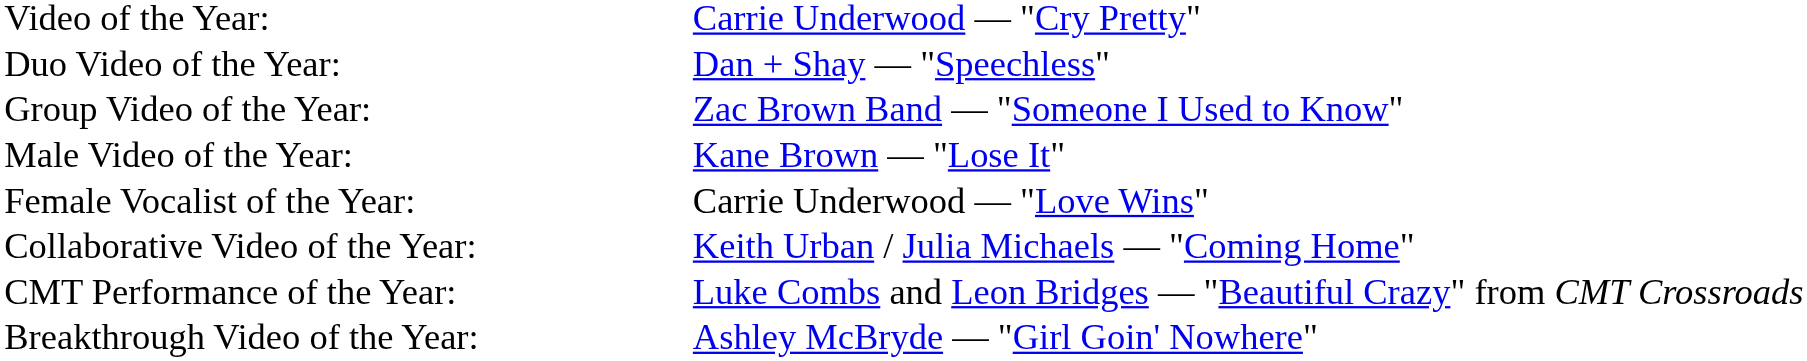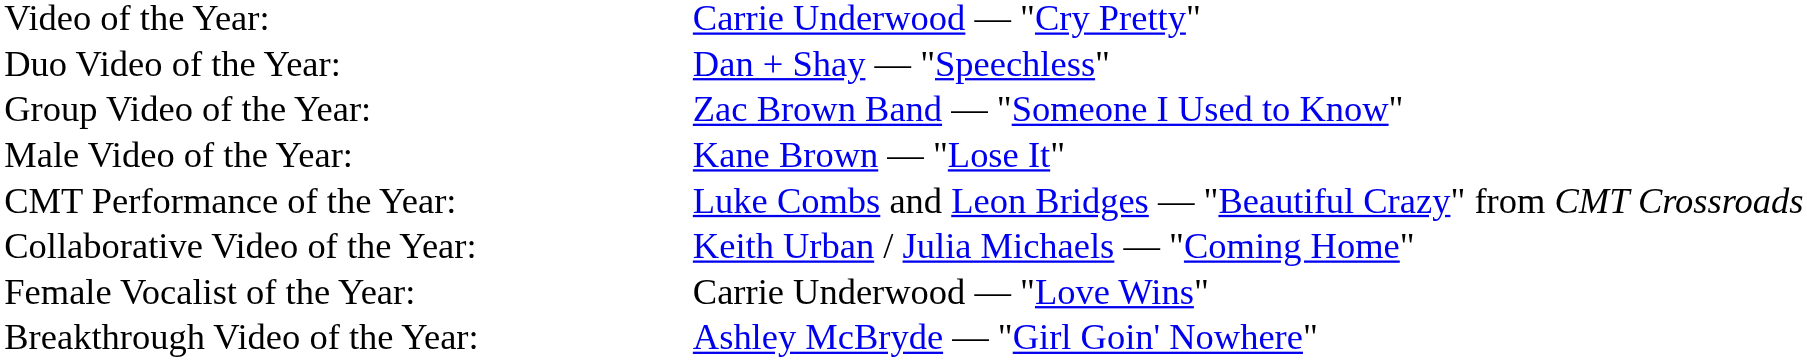rows swapped: (210, 200) <-> (230, 291)
